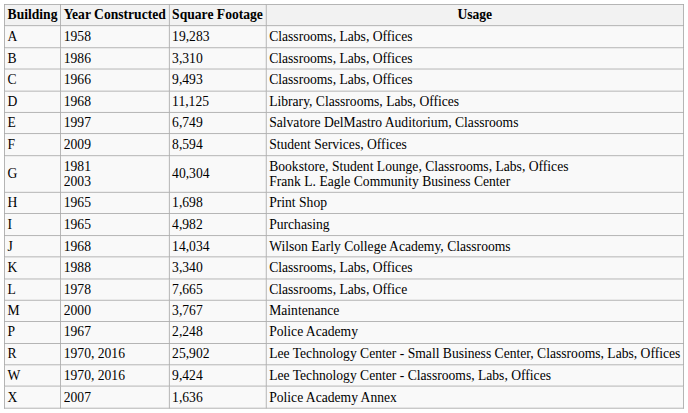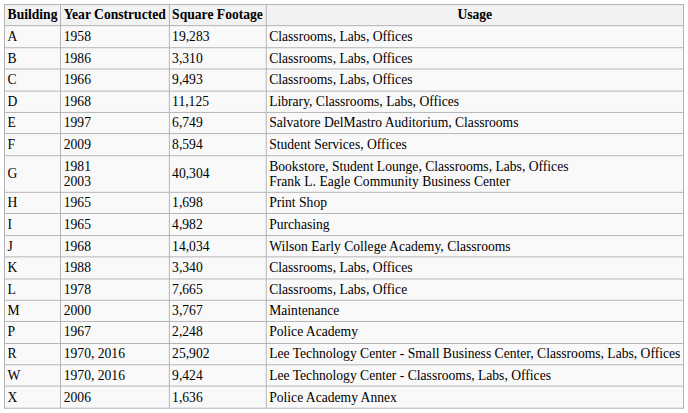(77, 397) 2007 -> (77, 397) 2006
